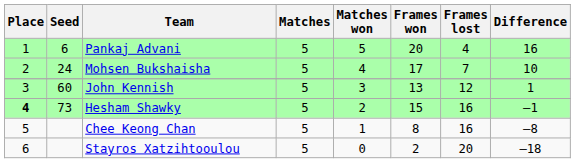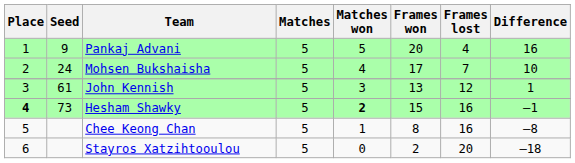(65, 48) 6 -> (65, 48) 9
(65, 88) 60 -> (65, 88) 61
(362, 108) normal -> (362, 108) bold
